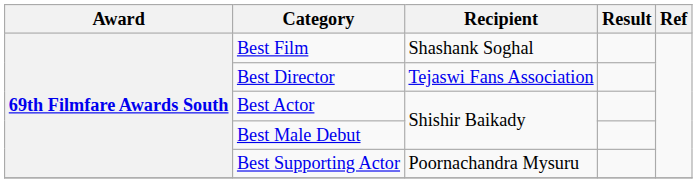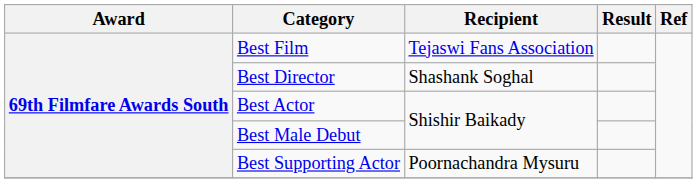(471, 47) Shashank Soghal -> (501, 47) Tejaswi Fans Association
(501, 76) Tejaswi Fans Association -> (471, 76) Shashank Soghal
